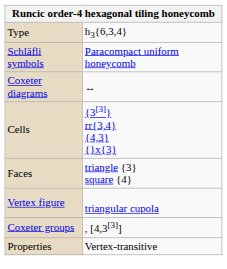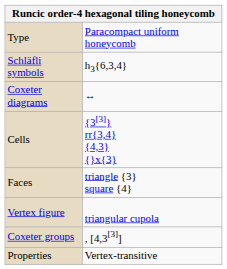(106, 32) h3{6,3,4} -> (132, 37) Paracompact uniform honeycomb
(132, 57) Paracompact uniform honeycomb -> (106, 66) h3{6,3,4}
